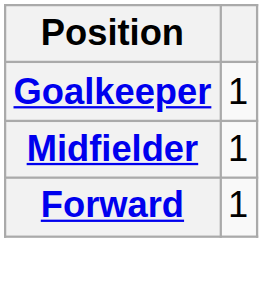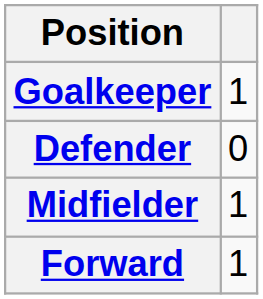+ row: (112, 148)
